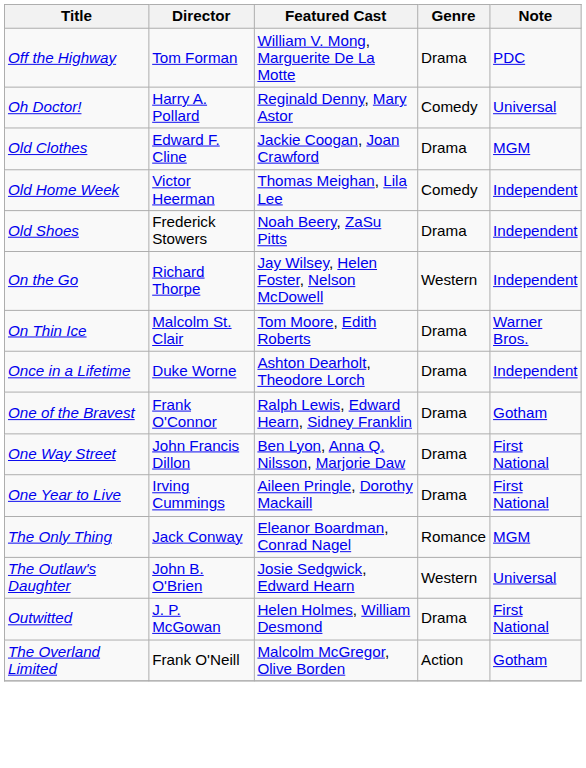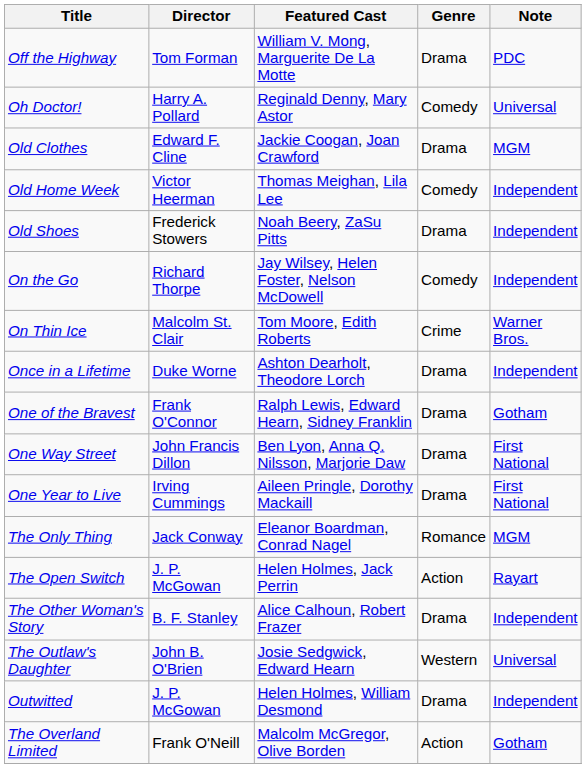(449, 280) Western -> (449, 280) Comedy
(444, 330) Drama -> (441, 330) Crime
+ row: (66, 577)
+ row: (76, 619)
(521, 619) First National -> (535, 701) Independent
